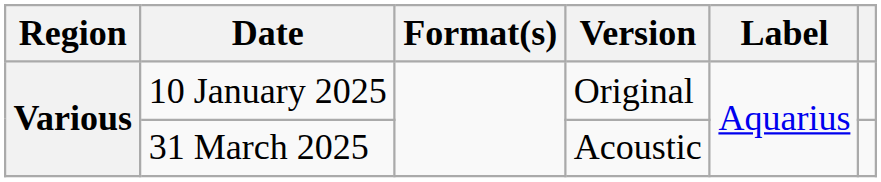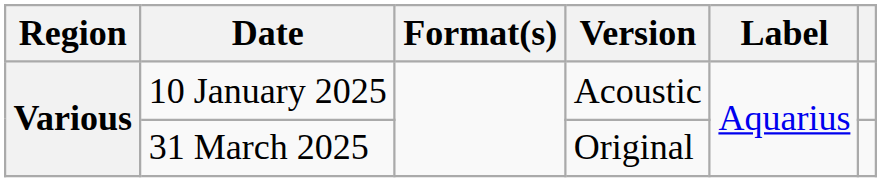(634, 90) Original -> (638, 90) Acoustic
(638, 147) Acoustic -> (634, 147) Original
